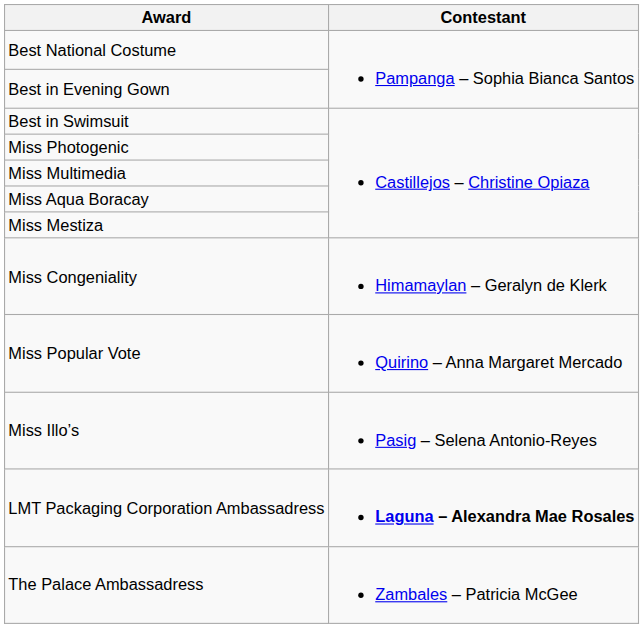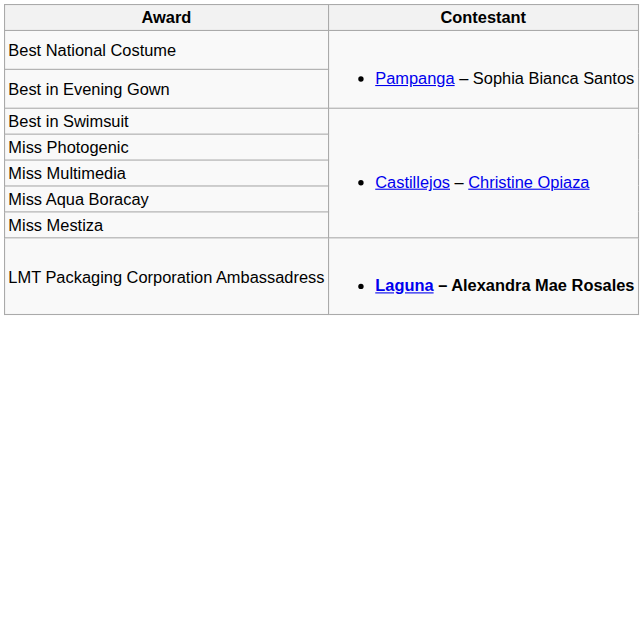- row: (73, 276)
- row: (74, 354)
- row: (44, 431)
- row: (106, 585)
